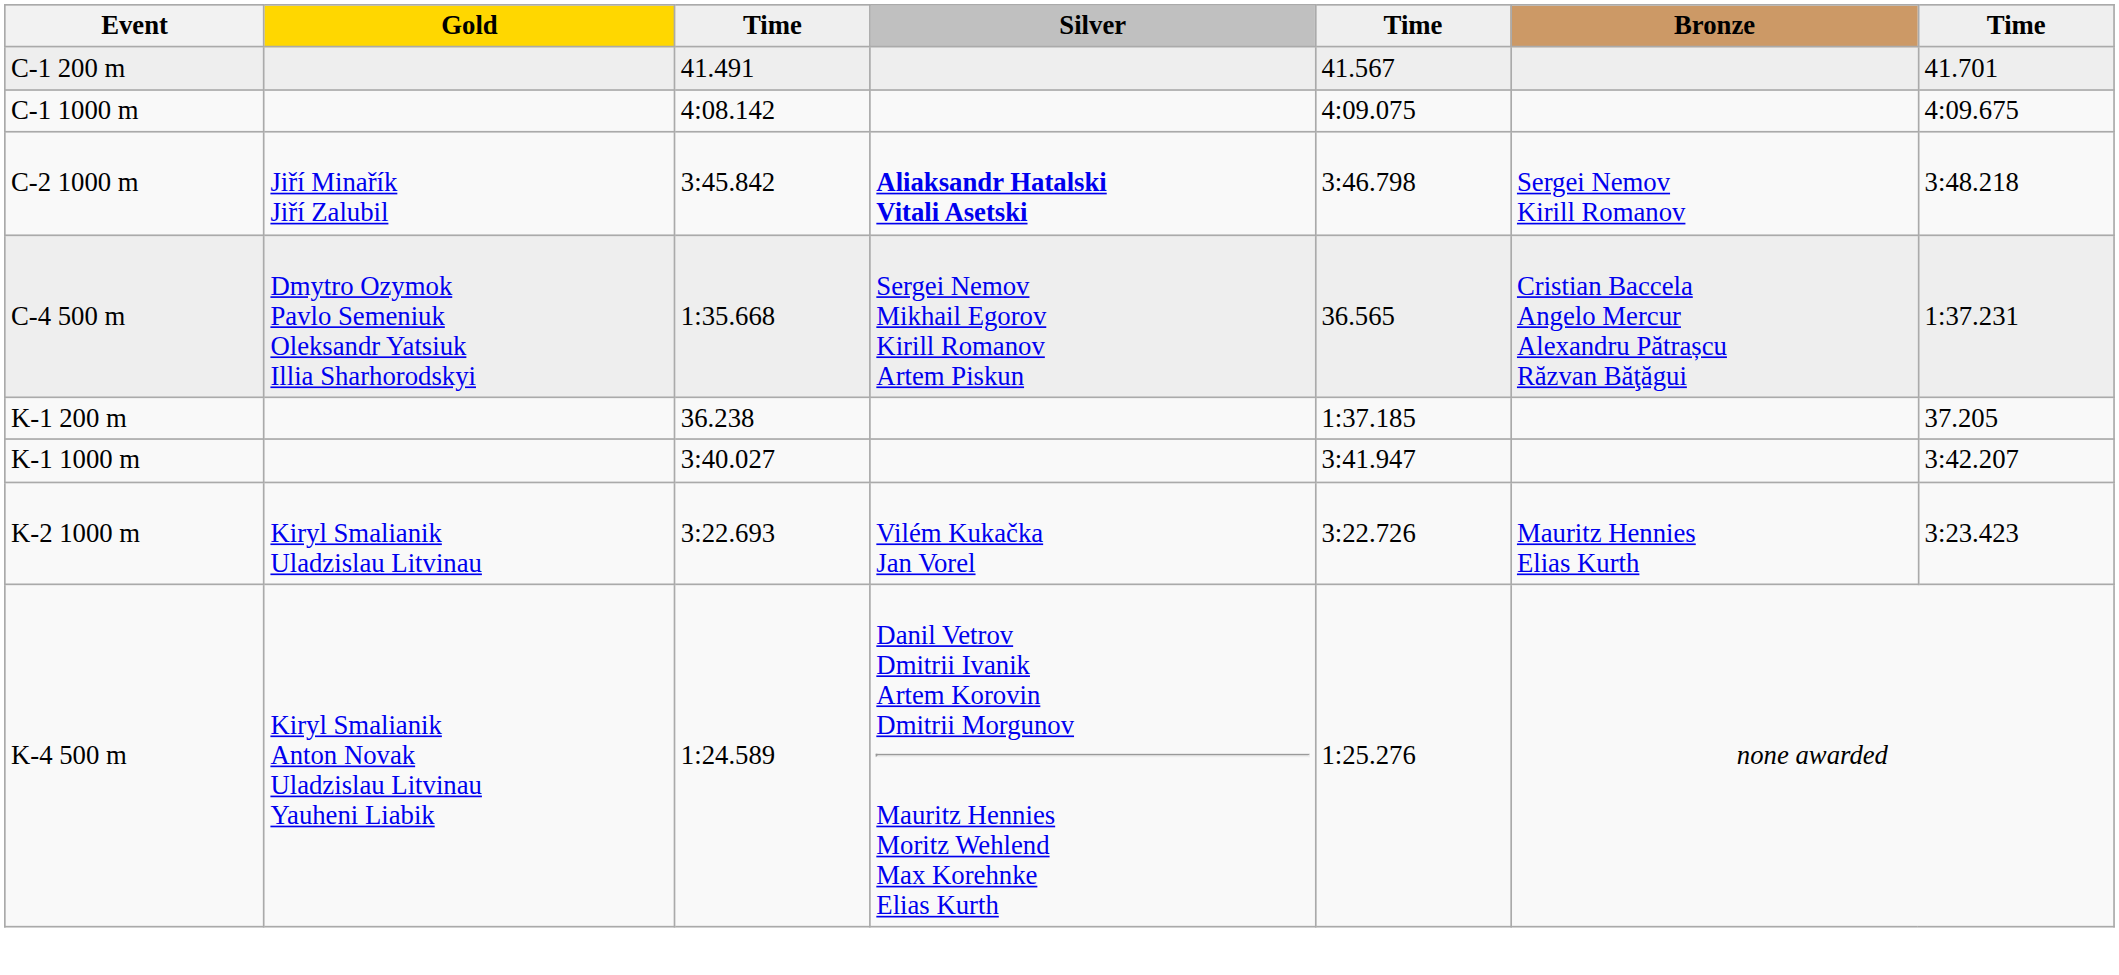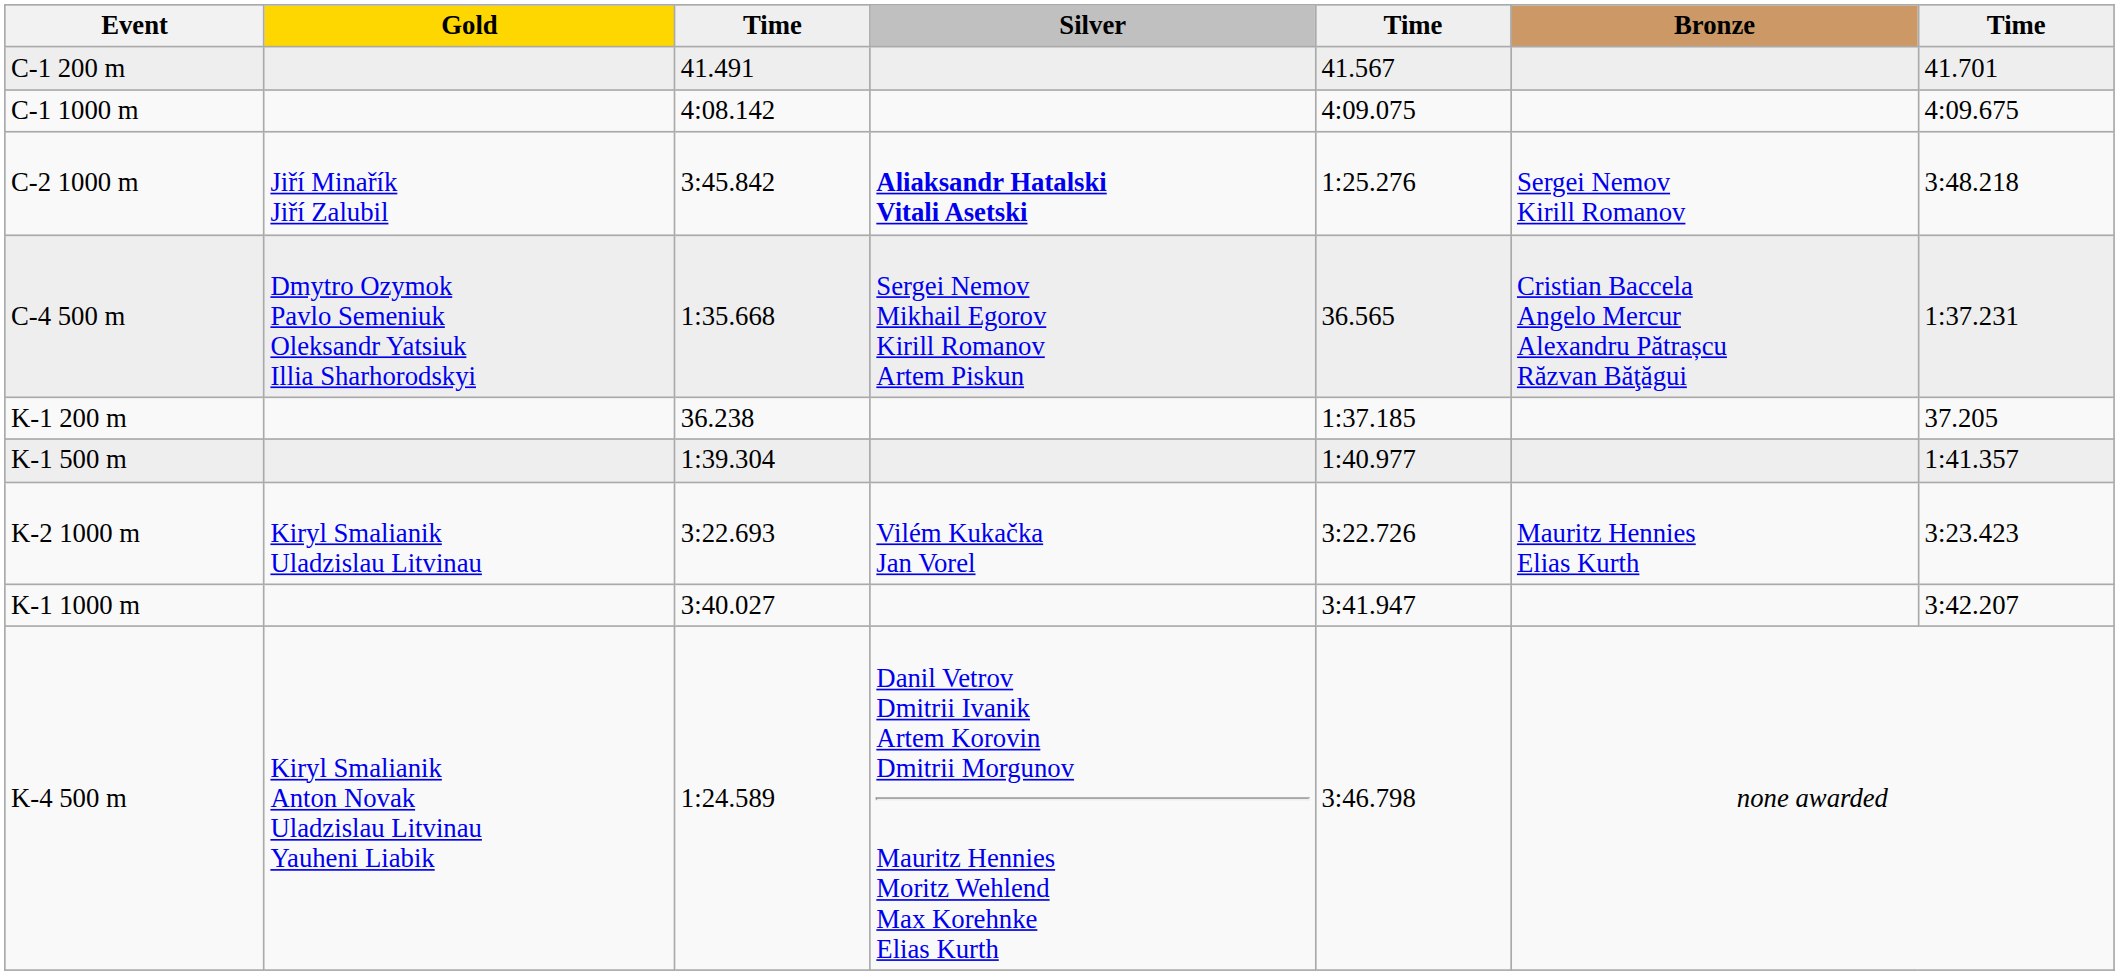(1369, 182) 3:46.798 -> (1369, 182) 1:25.276
+ row: (69, 460)
rows swapped: (76, 460) <-> (76, 532)
(1369, 755) 1:25.276 -> (1369, 797) 3:46.798
